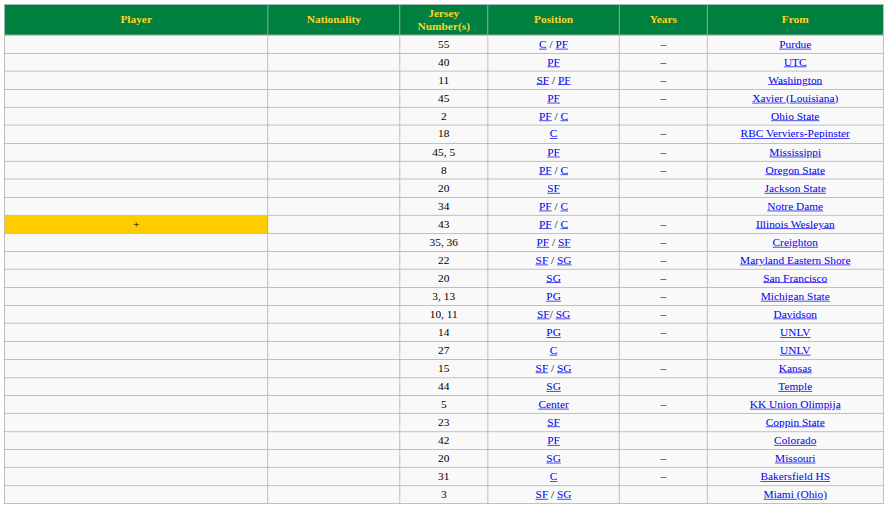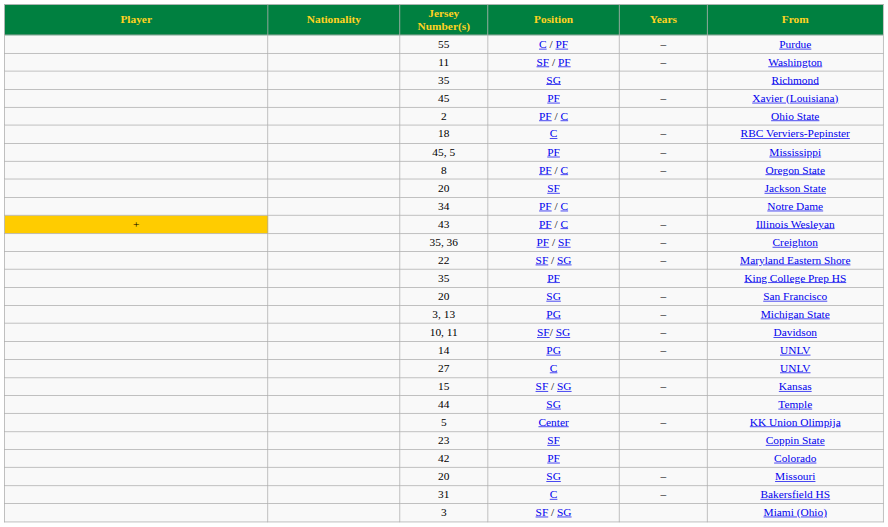- row: (444, 62)
+ row: (444, 80)
+ row: (444, 278)
